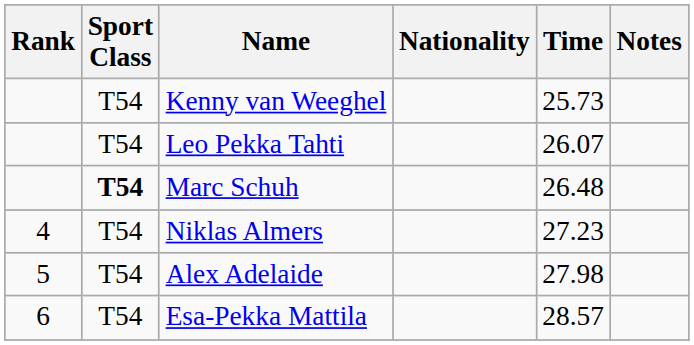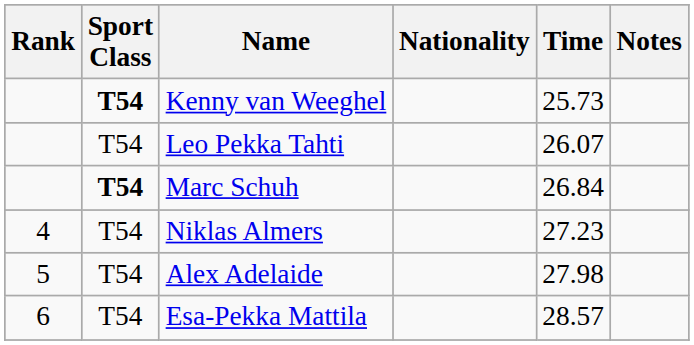(120, 100) normal -> (120, 100) bold
(573, 187) 26.48 -> (573, 187) 26.84
